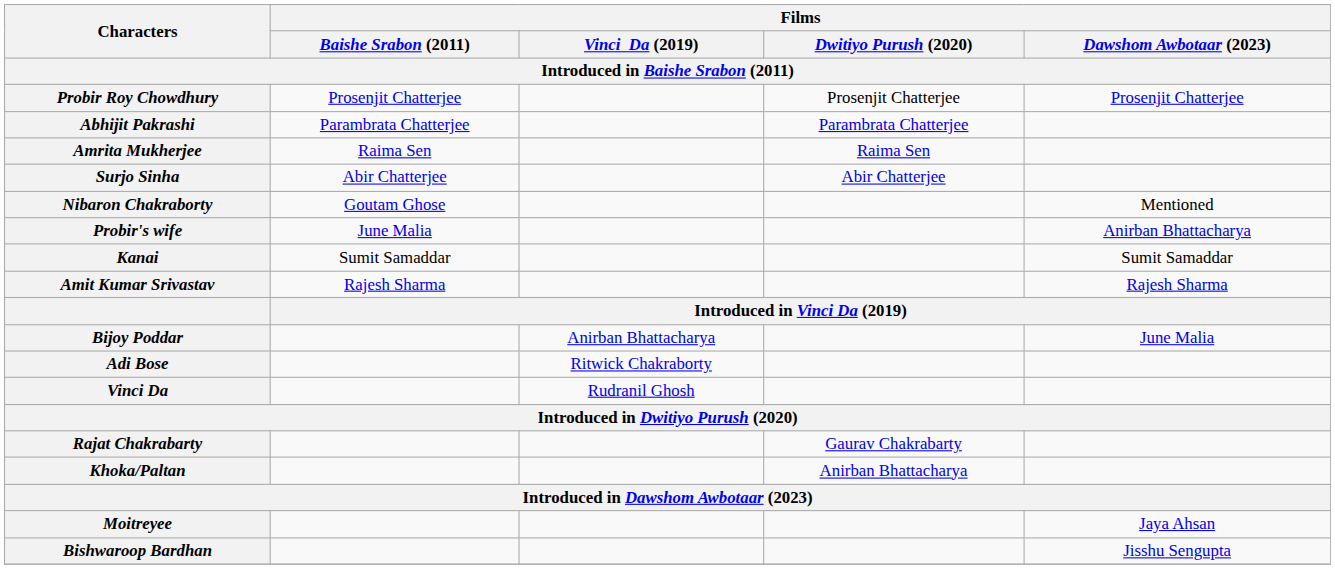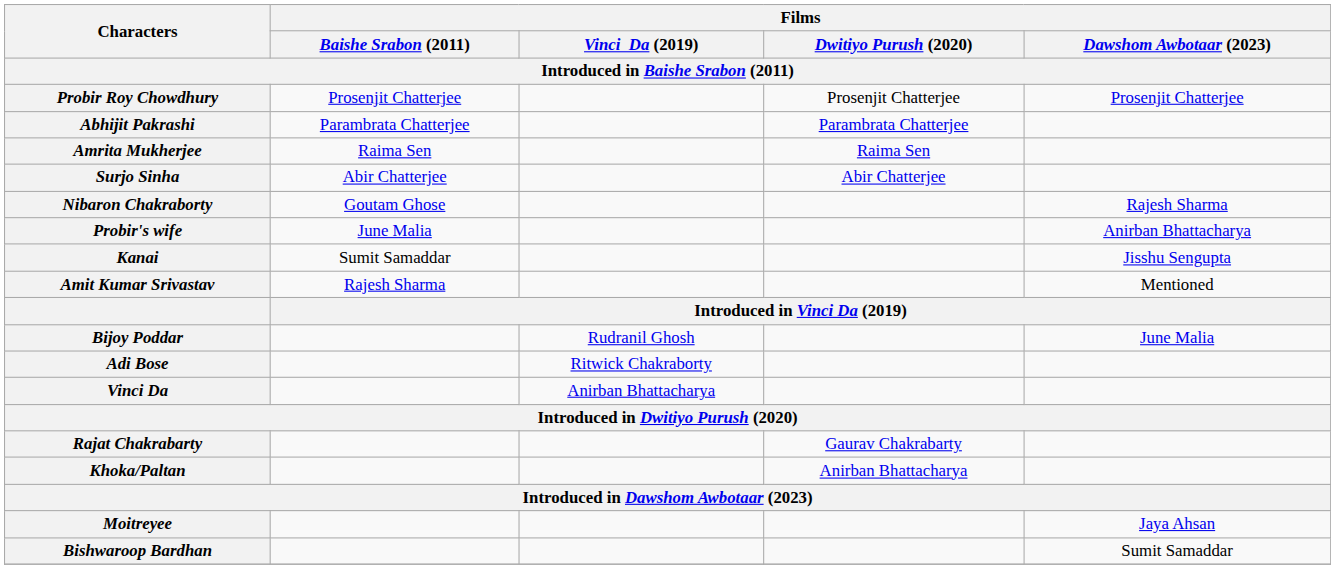(1177, 204) Mentioned -> (1177, 204) Rajesh Sharma
(1177, 257) Sumit Samaddar -> (1177, 257) Jisshu Sengupta
(1177, 284) Rajesh Sharma -> (1177, 284) Mentioned
(641, 337) Anirban Bhattacharya -> (641, 337) Rudranil Ghosh
(641, 390) Rudranil Ghosh -> (641, 390) Anirban Bhattacharya
(1177, 550) Jisshu Sengupta -> (1177, 550) Sumit Samaddar
